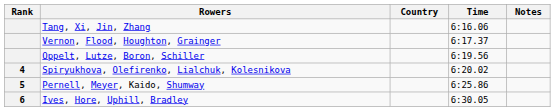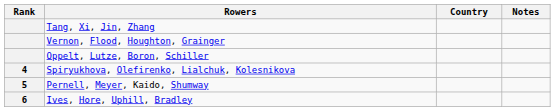- column: (478, 12)
